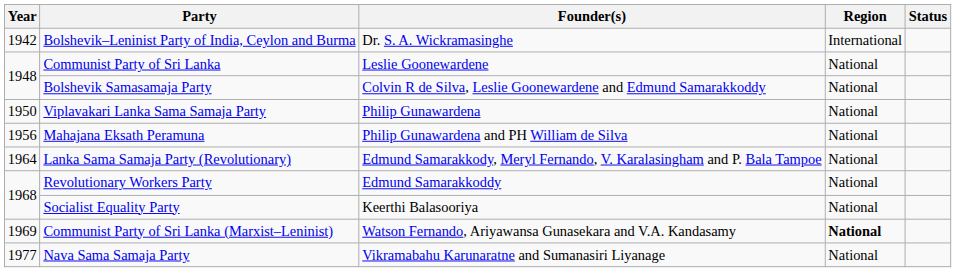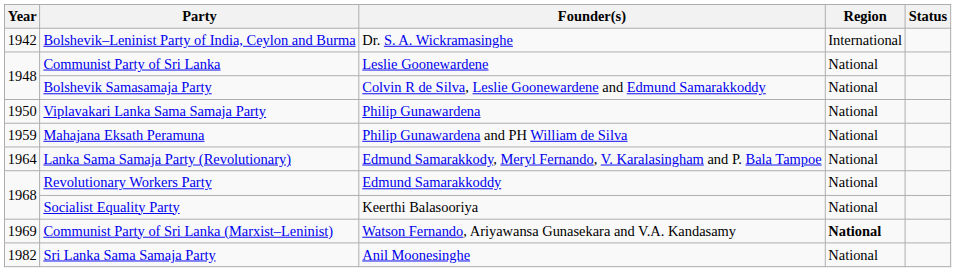(22, 135) 1956 -> (22, 135) 1959
- row: (117, 254)
+ row: (130, 254)
